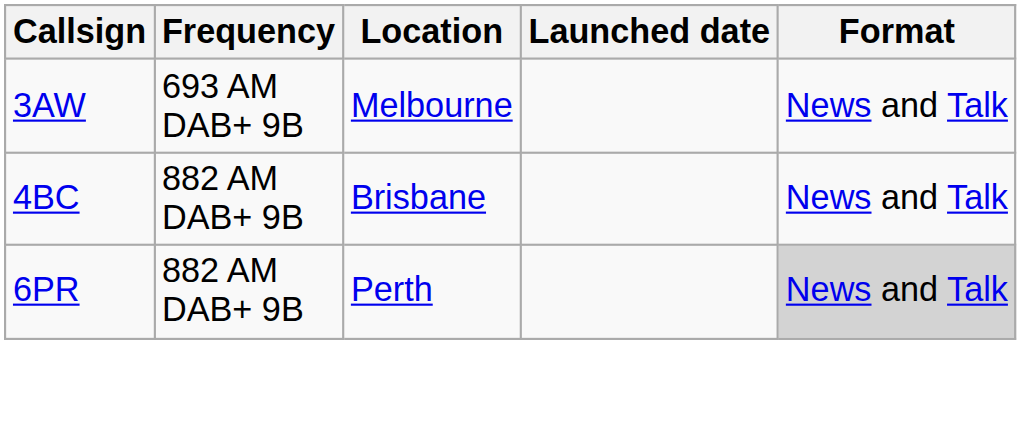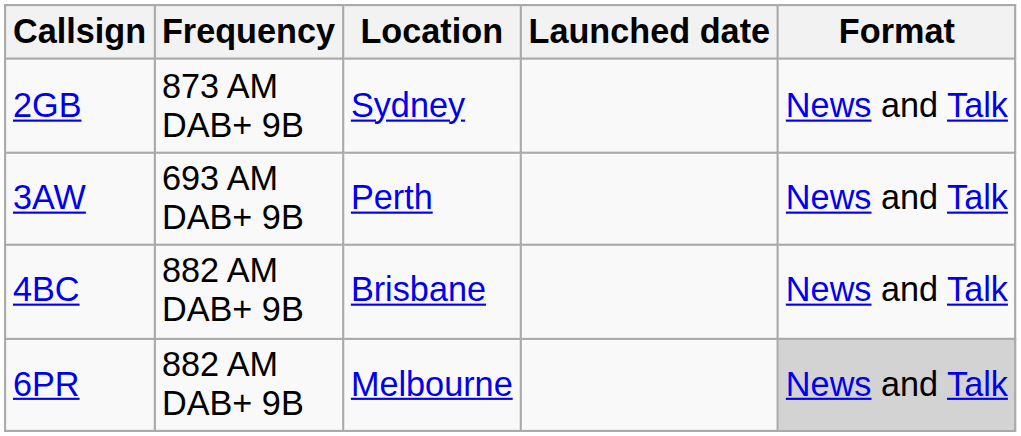+ row: (47, 105)
(432, 105) Melbourne -> (392, 198) Perth
(392, 290) Perth -> (432, 383) Melbourne
